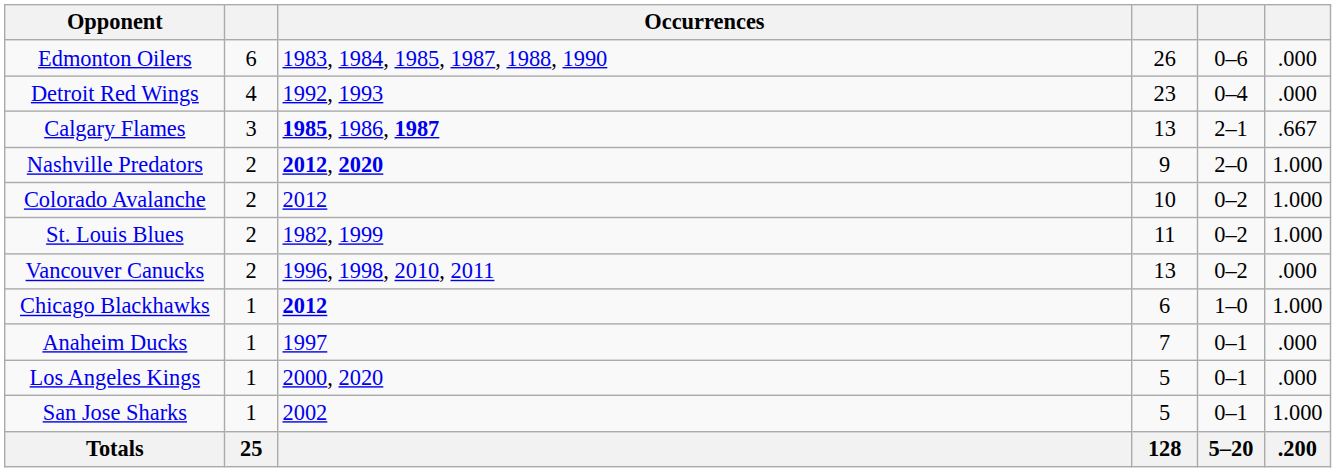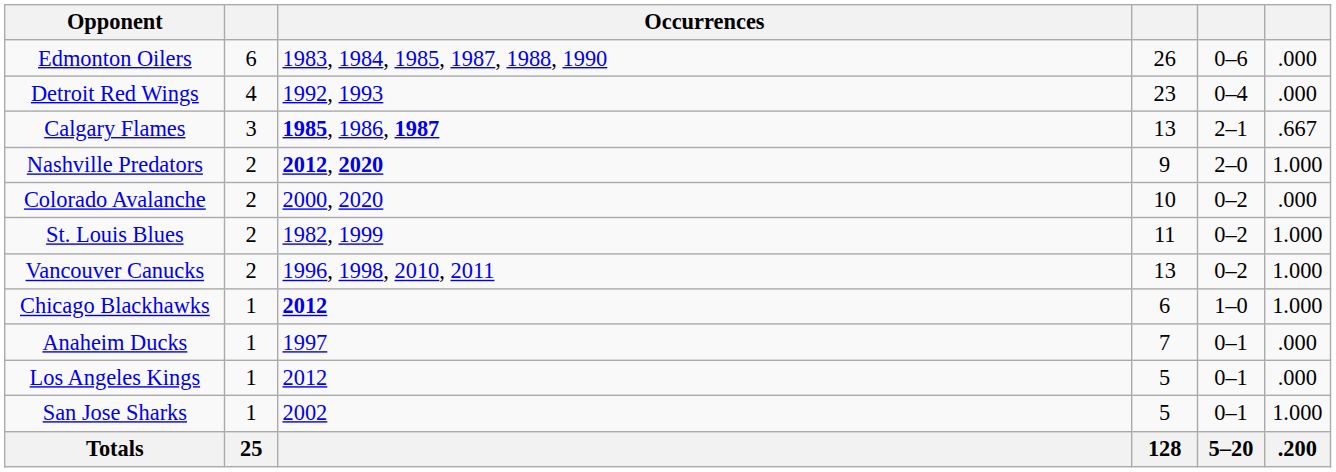(305, 199) 2012 -> (333, 199) 2000, 2020
(1297, 199) 1.000 -> (1297, 199) .000
(1297, 270) .000 -> (1297, 270) 1.000
(333, 377) 2000, 2020 -> (305, 377) 2012
